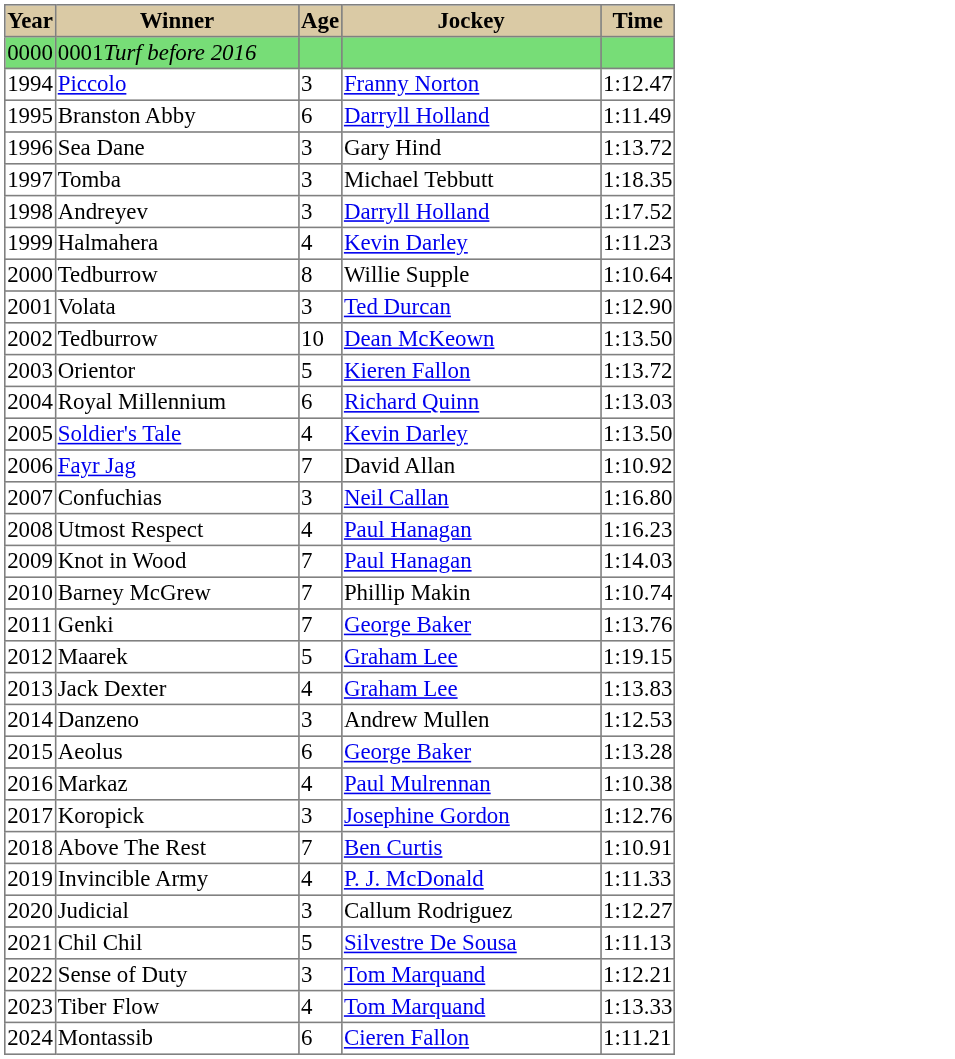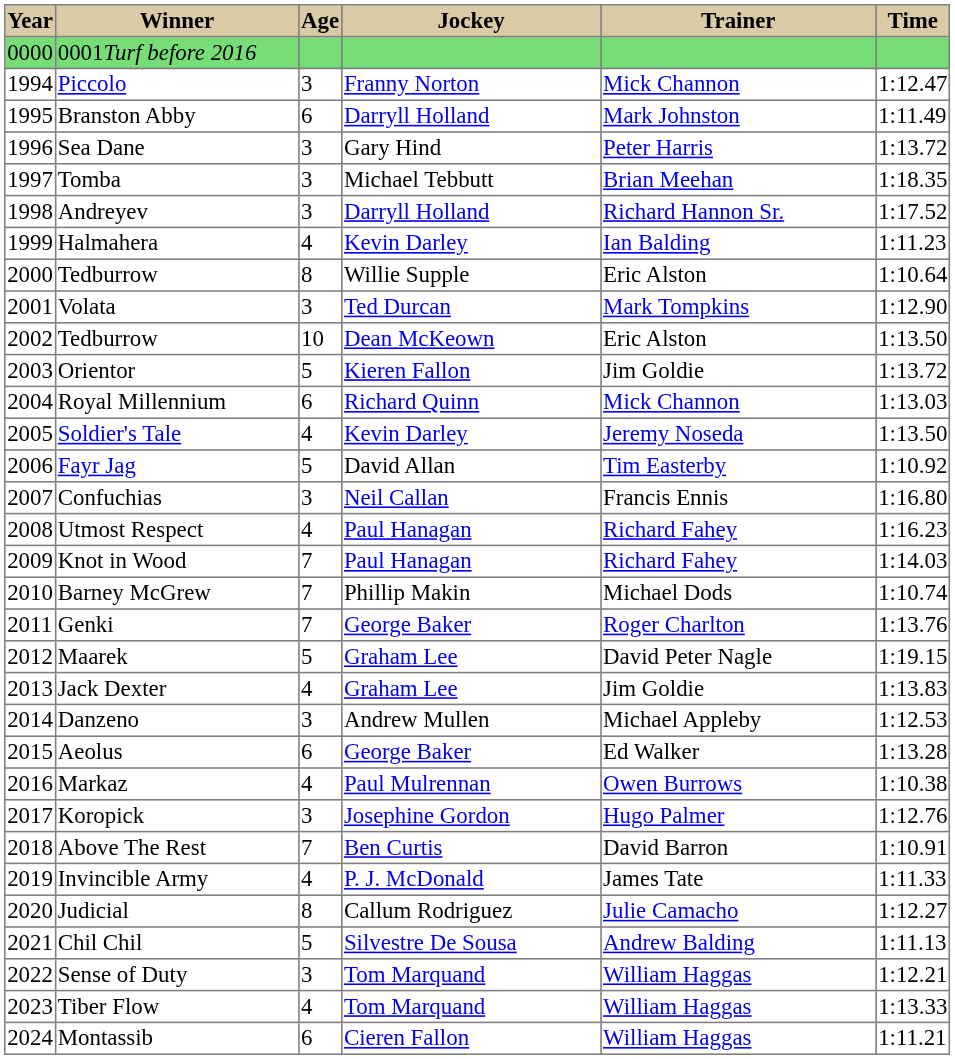+ column: (738, 20)
(307, 465) 7 -> (307, 465) 5
(307, 910) 3 -> (307, 910) 8
